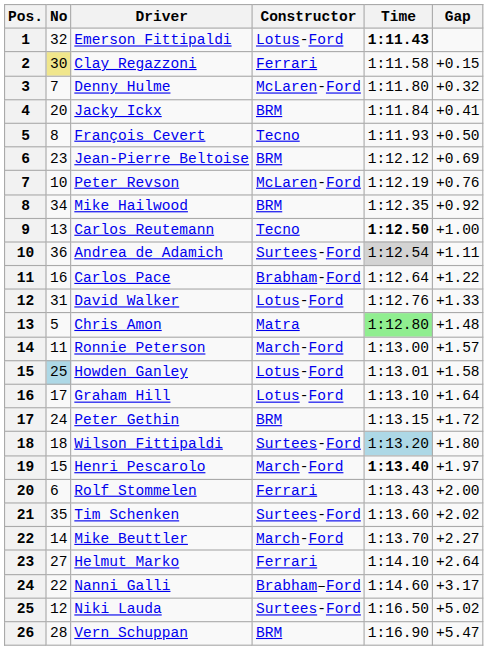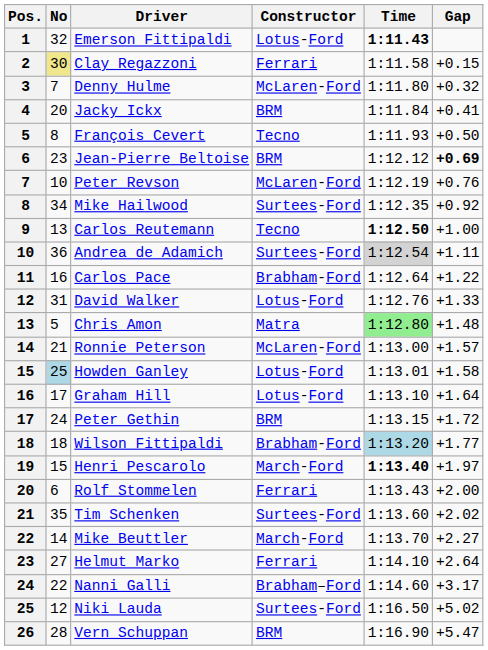(458, 159) normal -> (458, 159) bold
(269, 206) BRM -> (308, 206) Surtees-Ford
(59, 349) 11 -> (59, 349) 21
(300, 349) March-Ford -> (308, 349) McLaren-Ford
(308, 444) Surtees-Ford -> (308, 444) Brabham-Ford
(458, 444) +1.80 -> (458, 444) +1.77
